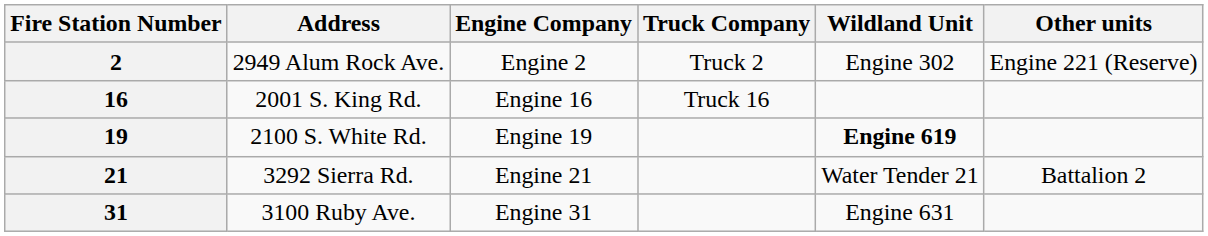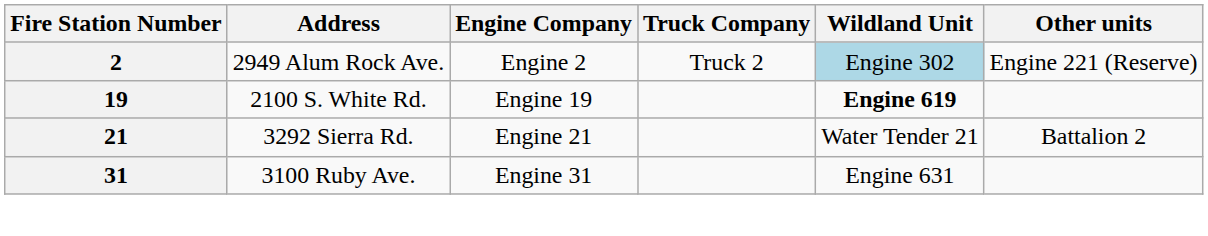(900, 61) no background -> (900, 61) lightblue background
- row: (116, 99)
